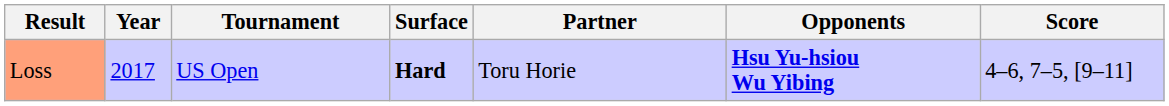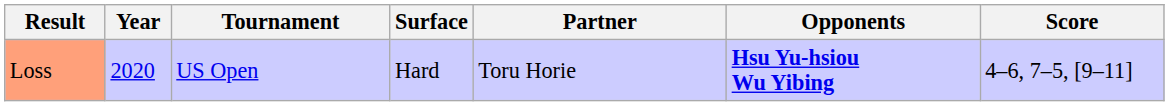(133, 69) 2017 -> (133, 69) 2020
(420, 69) bold -> (417, 69) normal
